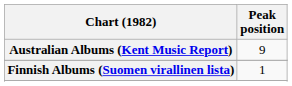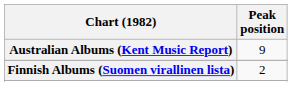(262, 70) 1 -> (262, 70) 2
